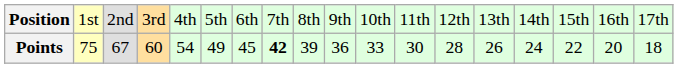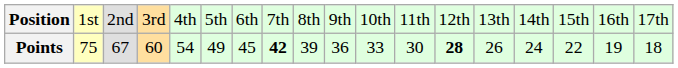(454, 47) normal -> (454, 47) bold
(613, 47) 20 -> (613, 47) 19
